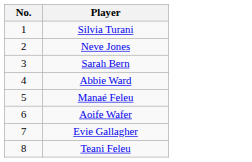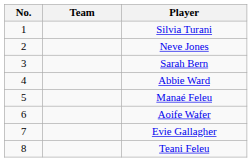+ column: (82, 13)
